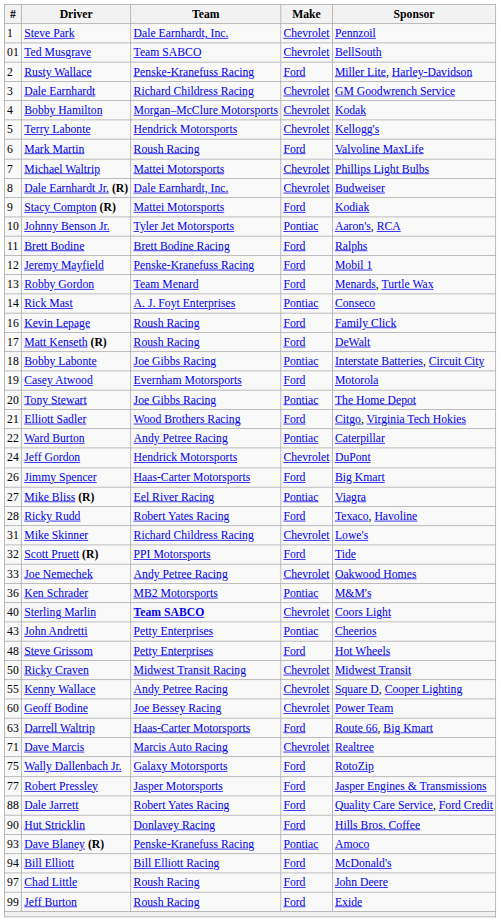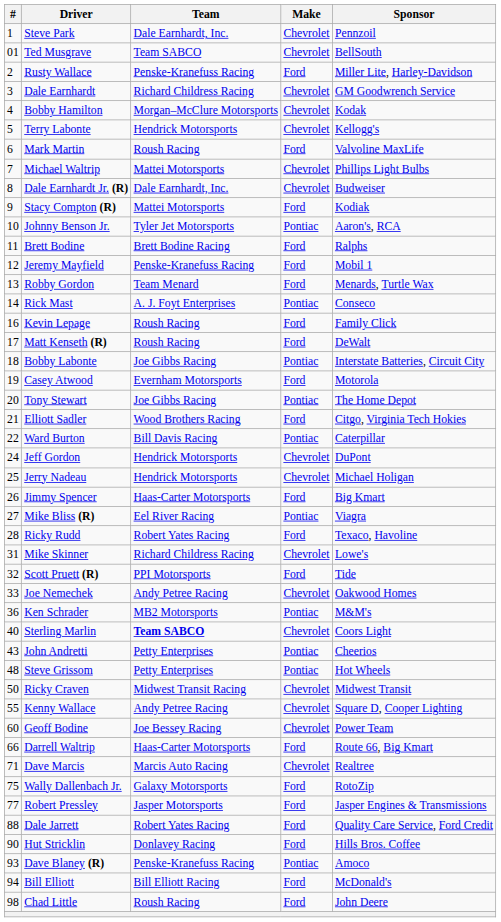(181, 438) Andy Petree Racing -> (176, 438) Bill Davis Racing
+ row: (55, 477)
(294, 651) Ford -> (301, 670) Pontiac
(13, 728) 63 -> (13, 747) 66
(13, 882) 97 -> (13, 902) 98
- row: (51, 902)
